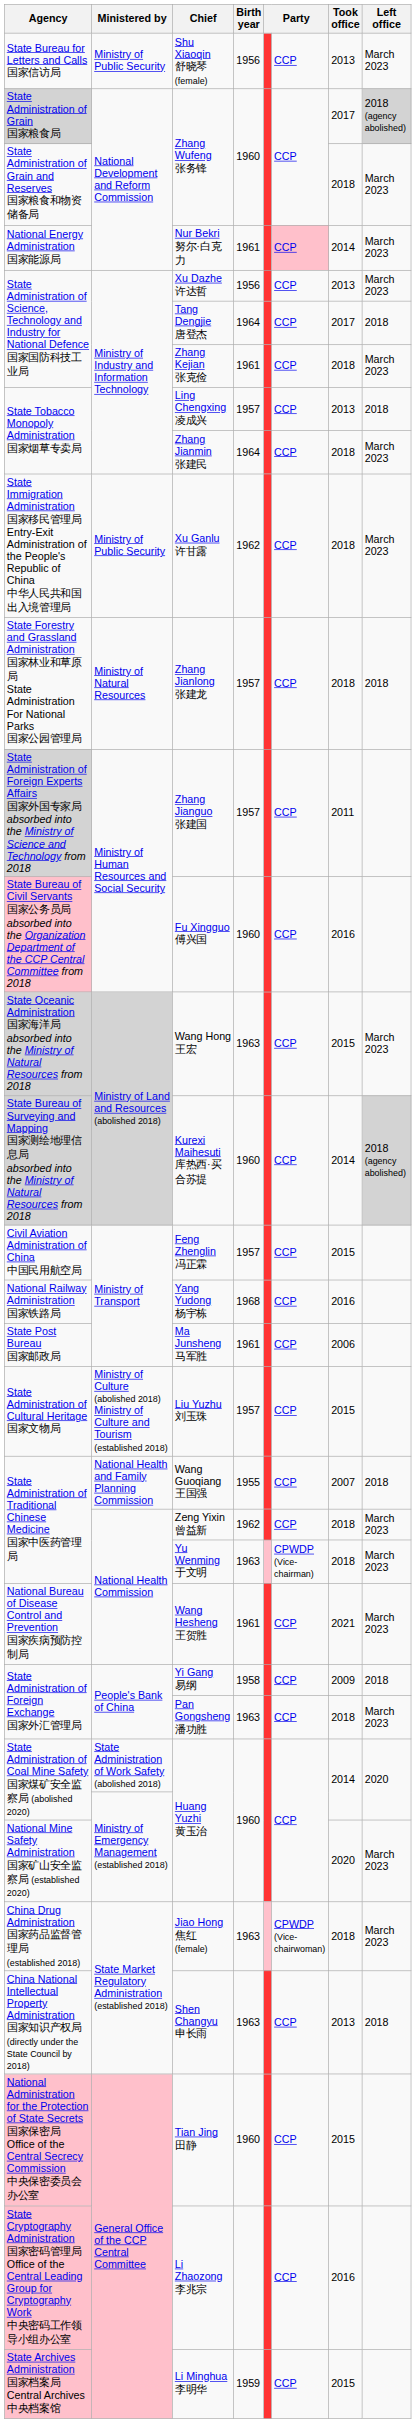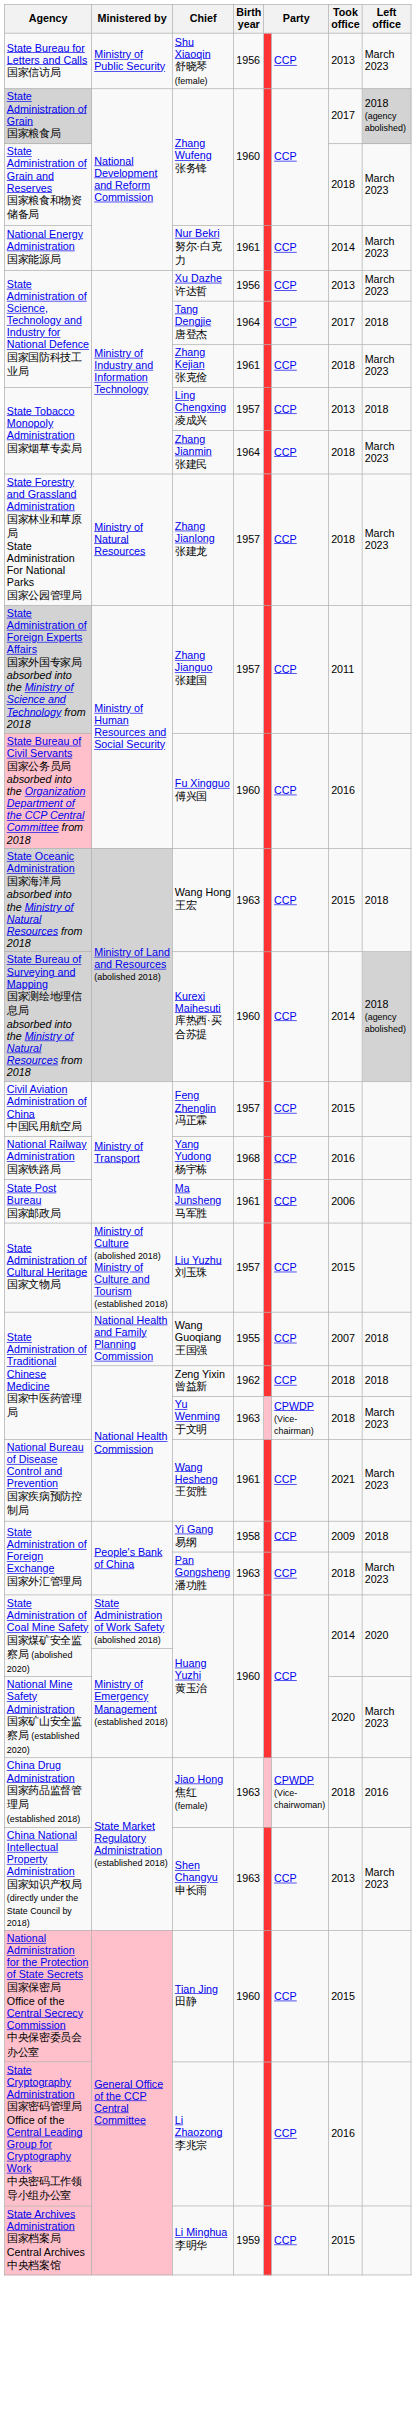(285, 247) pink background -> (285, 247) no background
- row: (47, 545)
(377, 683) 2018 -> (380, 539) March 2023
(380, 1043) March 2023 -> (377, 900) 2018
(380, 1524) March 2023 -> (377, 1381) 2018
(380, 1936) March 2023 -> (377, 1792) 2016
(377, 2022) 2018 -> (380, 1878) March 2023
